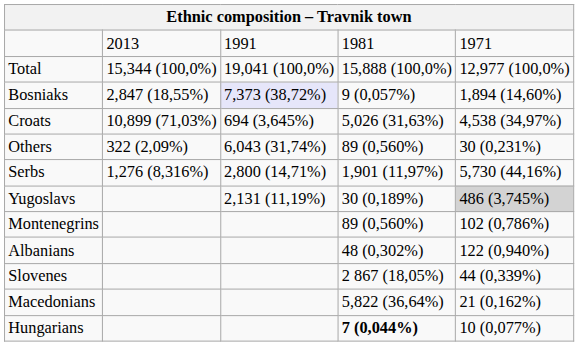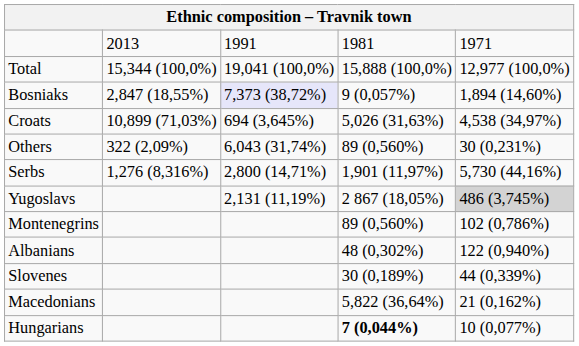(383, 198) 30 (0,189%) -> (393, 198) 2 867 (18,05%)
(393, 276) 2 867 (18,05%) -> (383, 276) 30 (0,189%)
